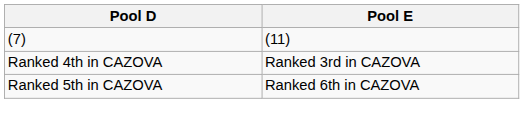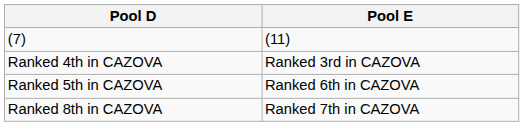+ row: (85, 109)
